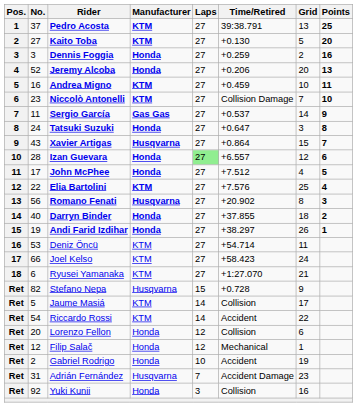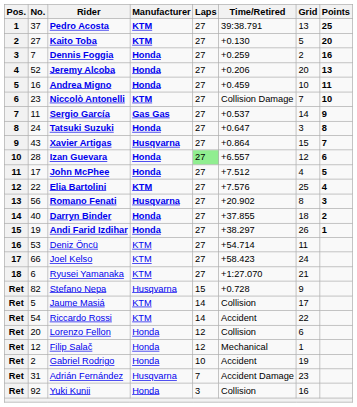(33, 55) 3 -> (33, 55) 7
(142, 84) KTM -> (147, 84) Honda
